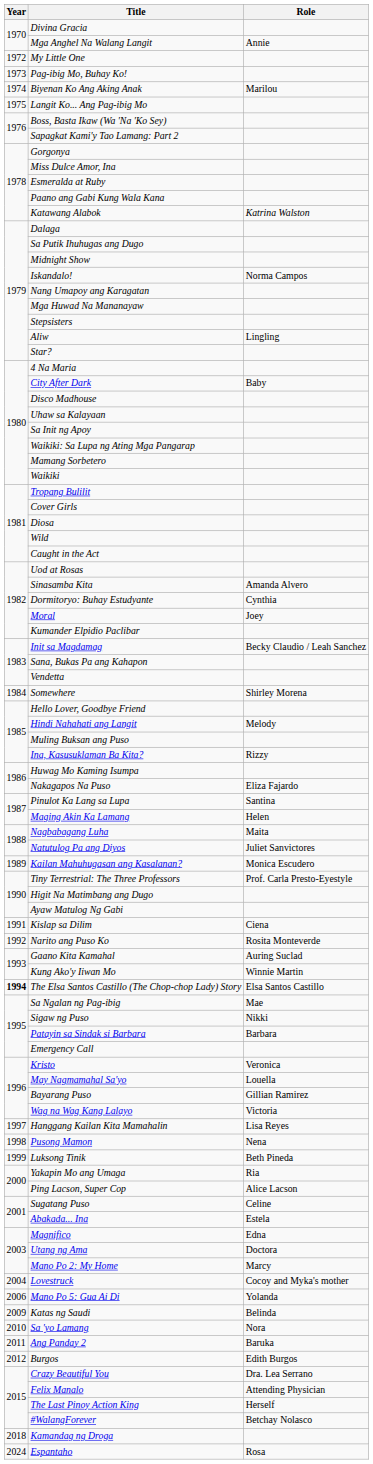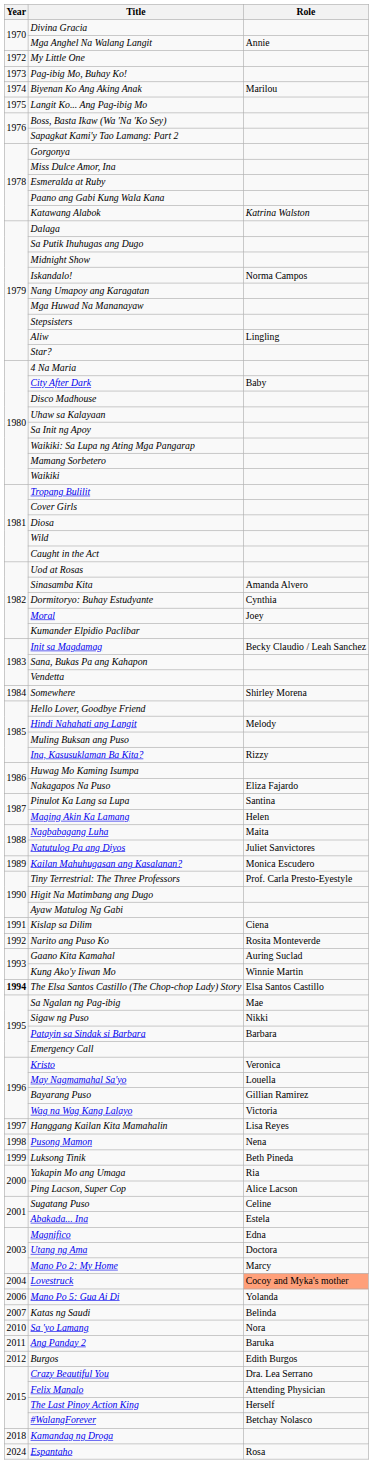(297, 1281) no background -> (297, 1281) lightsalmon background
(16, 1312) 2009 -> (16, 1312) 2007
